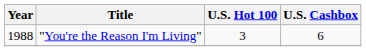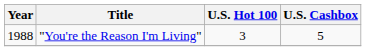(321, 35) 6 -> (321, 35) 5
